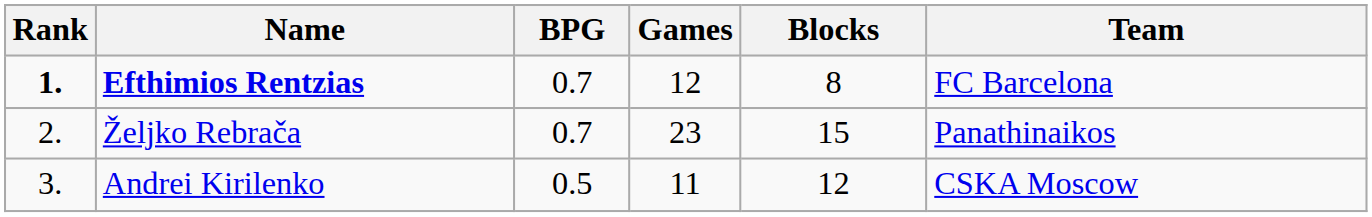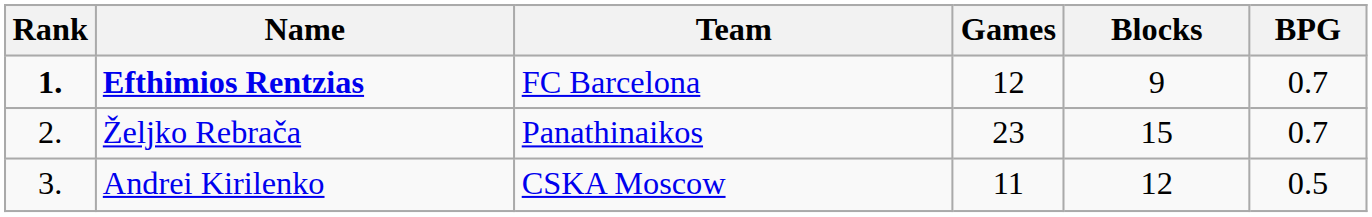columns swapped: (1146, 30) <-> (572, 30)
(834, 81) 8 -> (1157, 81) 9
